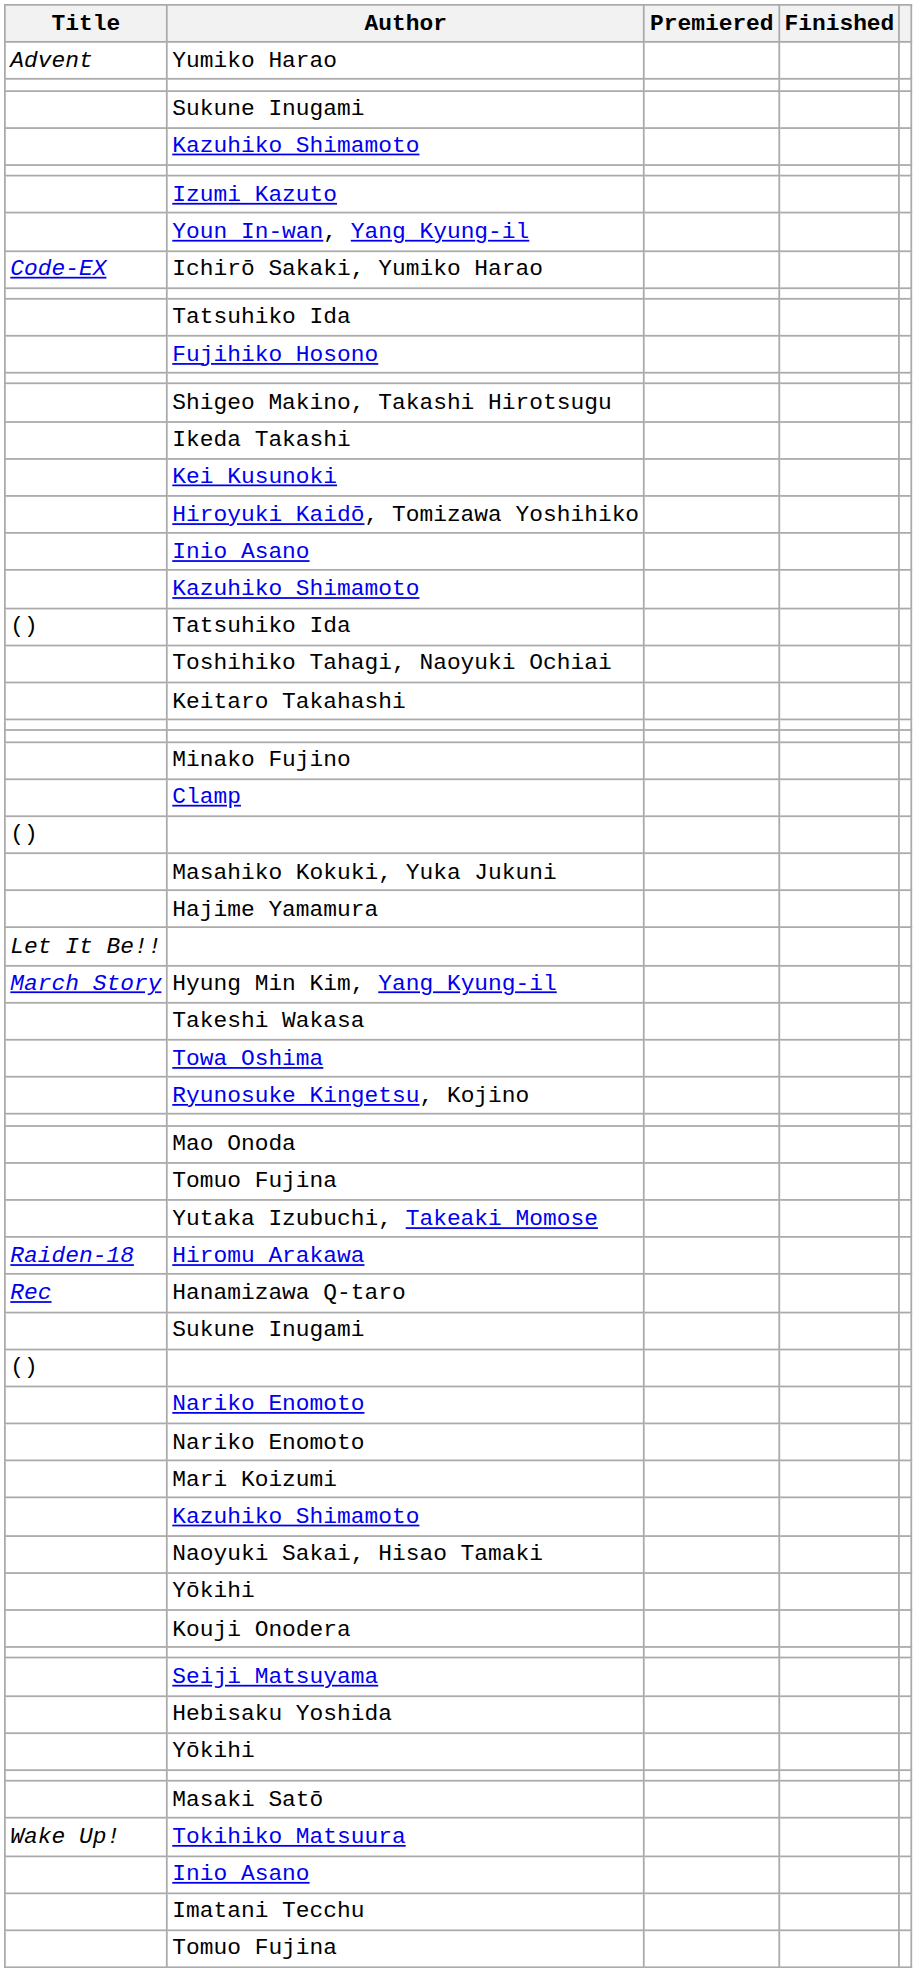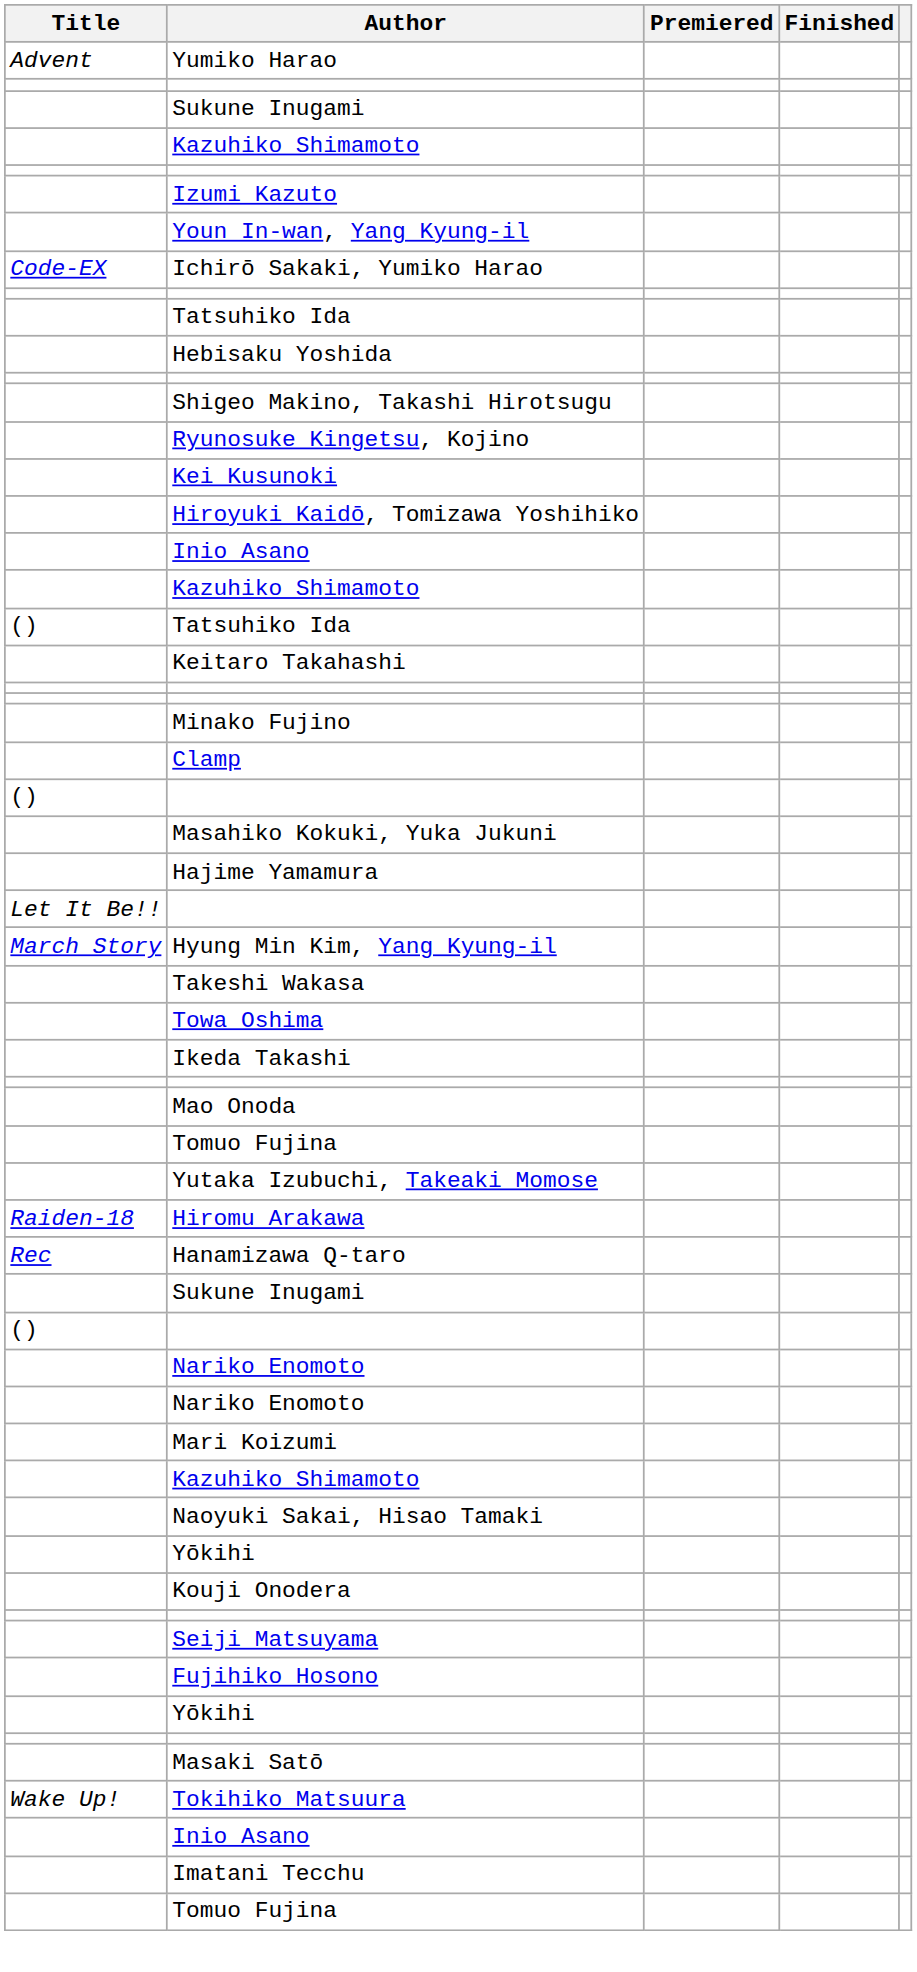rows swapped: (86, 1714) <-> (86, 355)
rows swapped: (86, 440) <-> (86, 1096)
- row: (86, 664)
